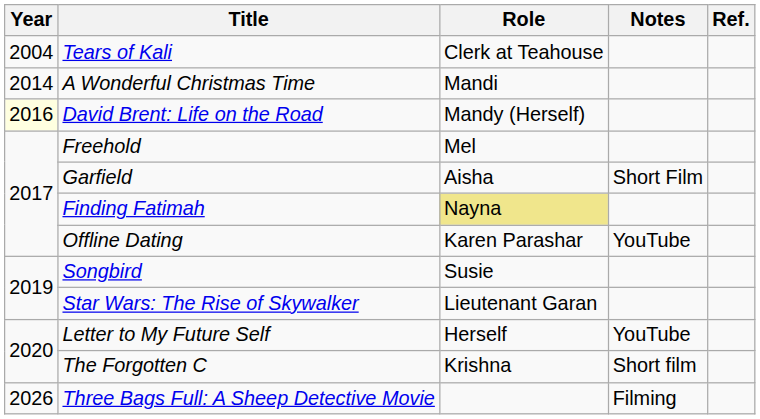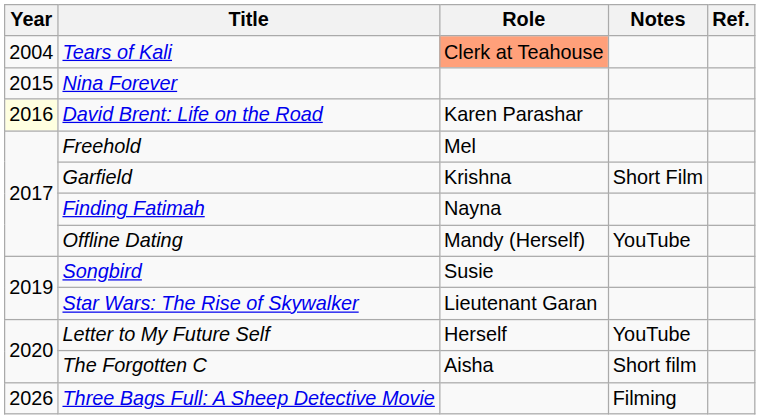(524, 51) no background -> (524, 51) lightsalmon background
- row: (189, 83)
+ row: (120, 83)
(515, 114) Mandy (Herself) -> (513, 114) Karen Parashar
(469, 177) Aisha -> (478, 177) Krishna
(473, 209) khaki background -> (473, 209) no background
(513, 240) Karen Parashar -> (515, 240) Mandy (Herself)
(478, 366) Krishna -> (469, 366) Aisha
